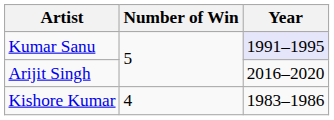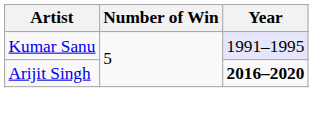(286, 73) normal -> (265, 73) bold
- row: (62, 100)
